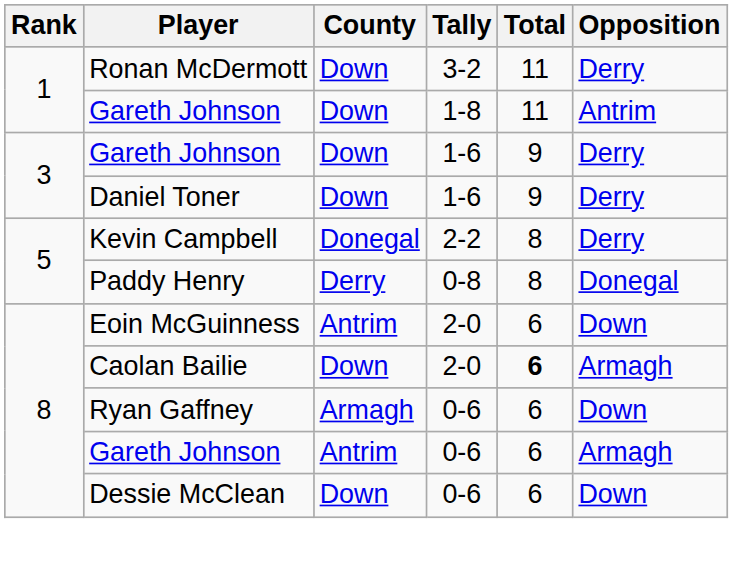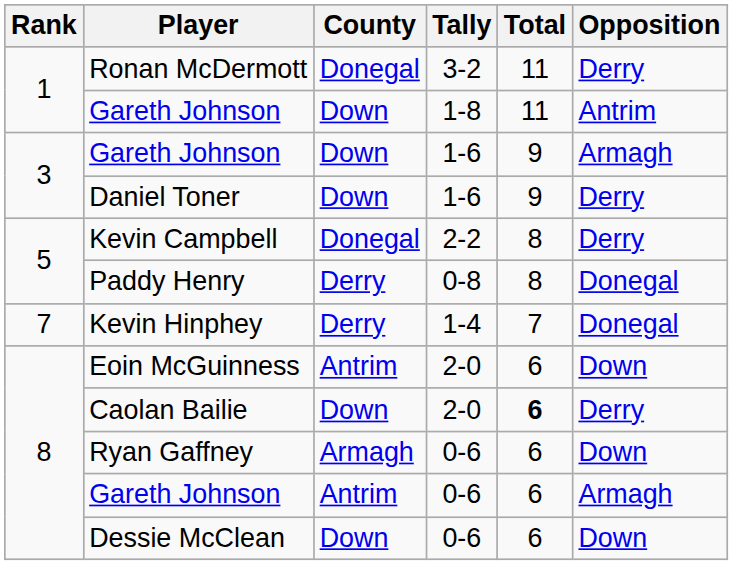(354, 68) Down -> (370, 68) Donegal
(611, 153) Derry -> (626, 153) Armagh
+ row: (176, 324)
(626, 366) Armagh -> (611, 409) Derry
